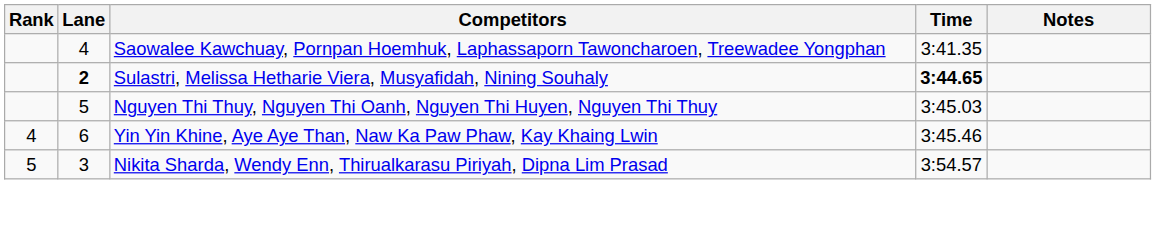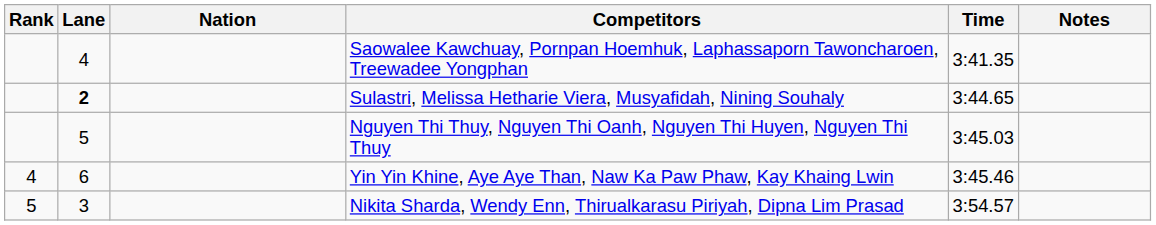+ column: (228, 19)
(951, 78) bold -> (983, 98) normal
